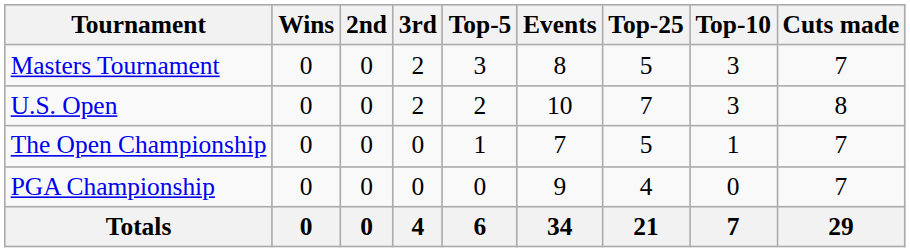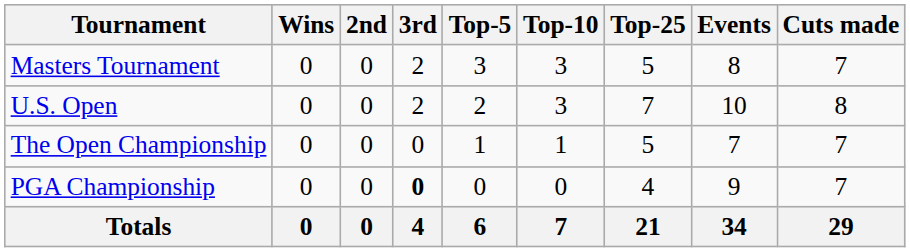columns swapped: (733, 24) <-> (560, 24)
(418, 186) normal -> (418, 186) bold
